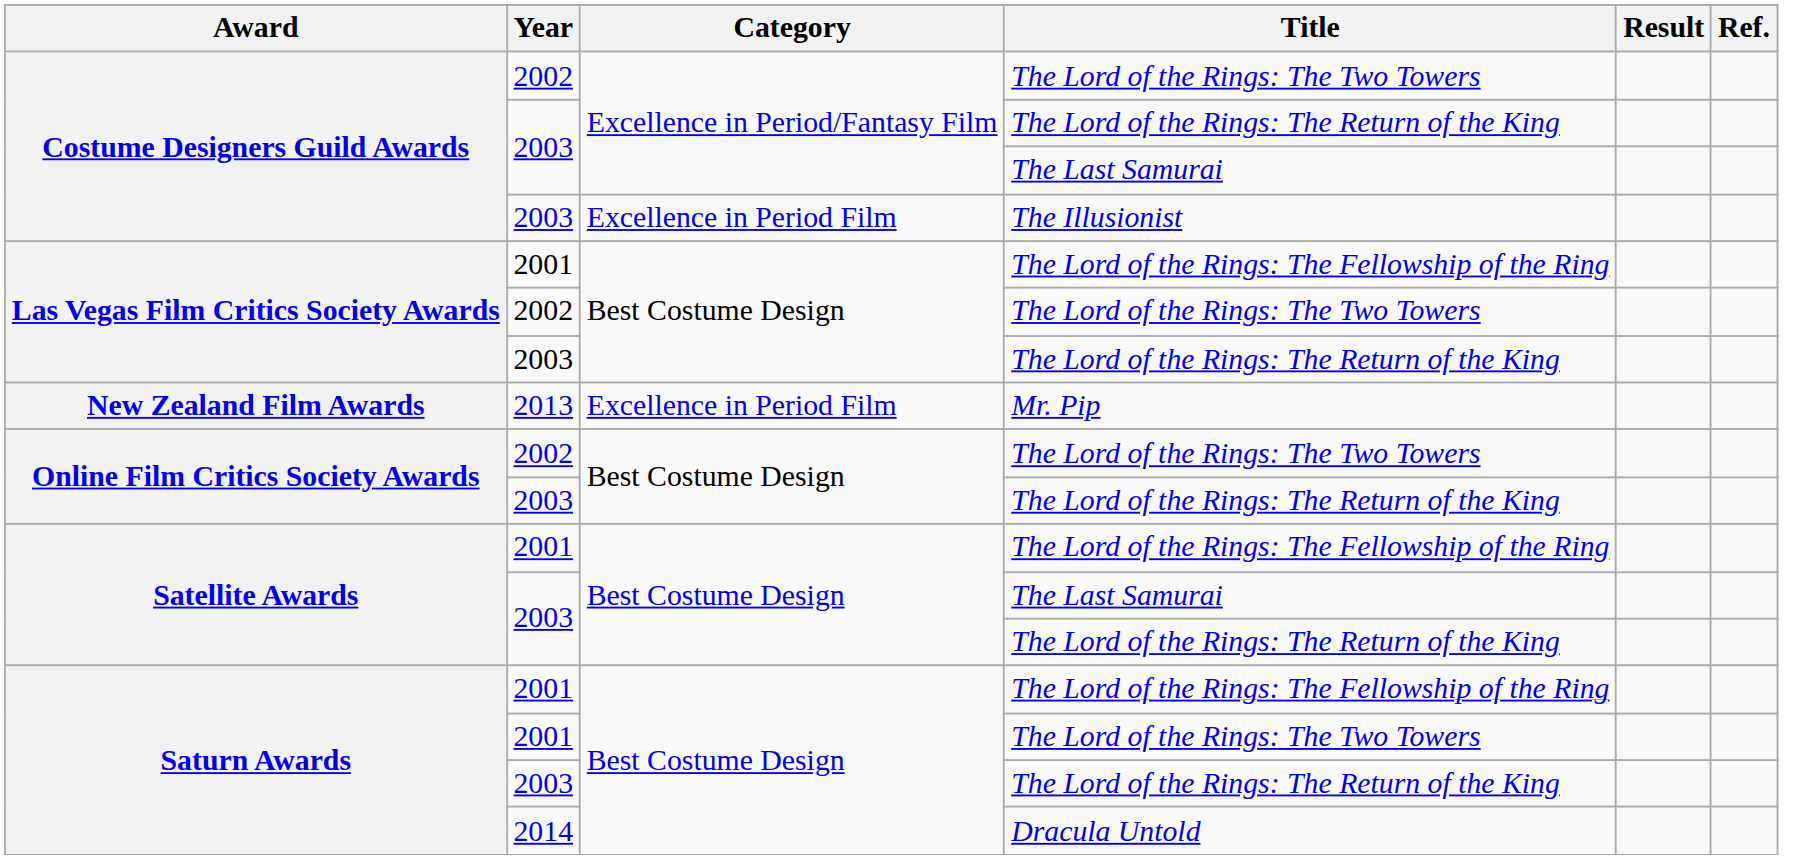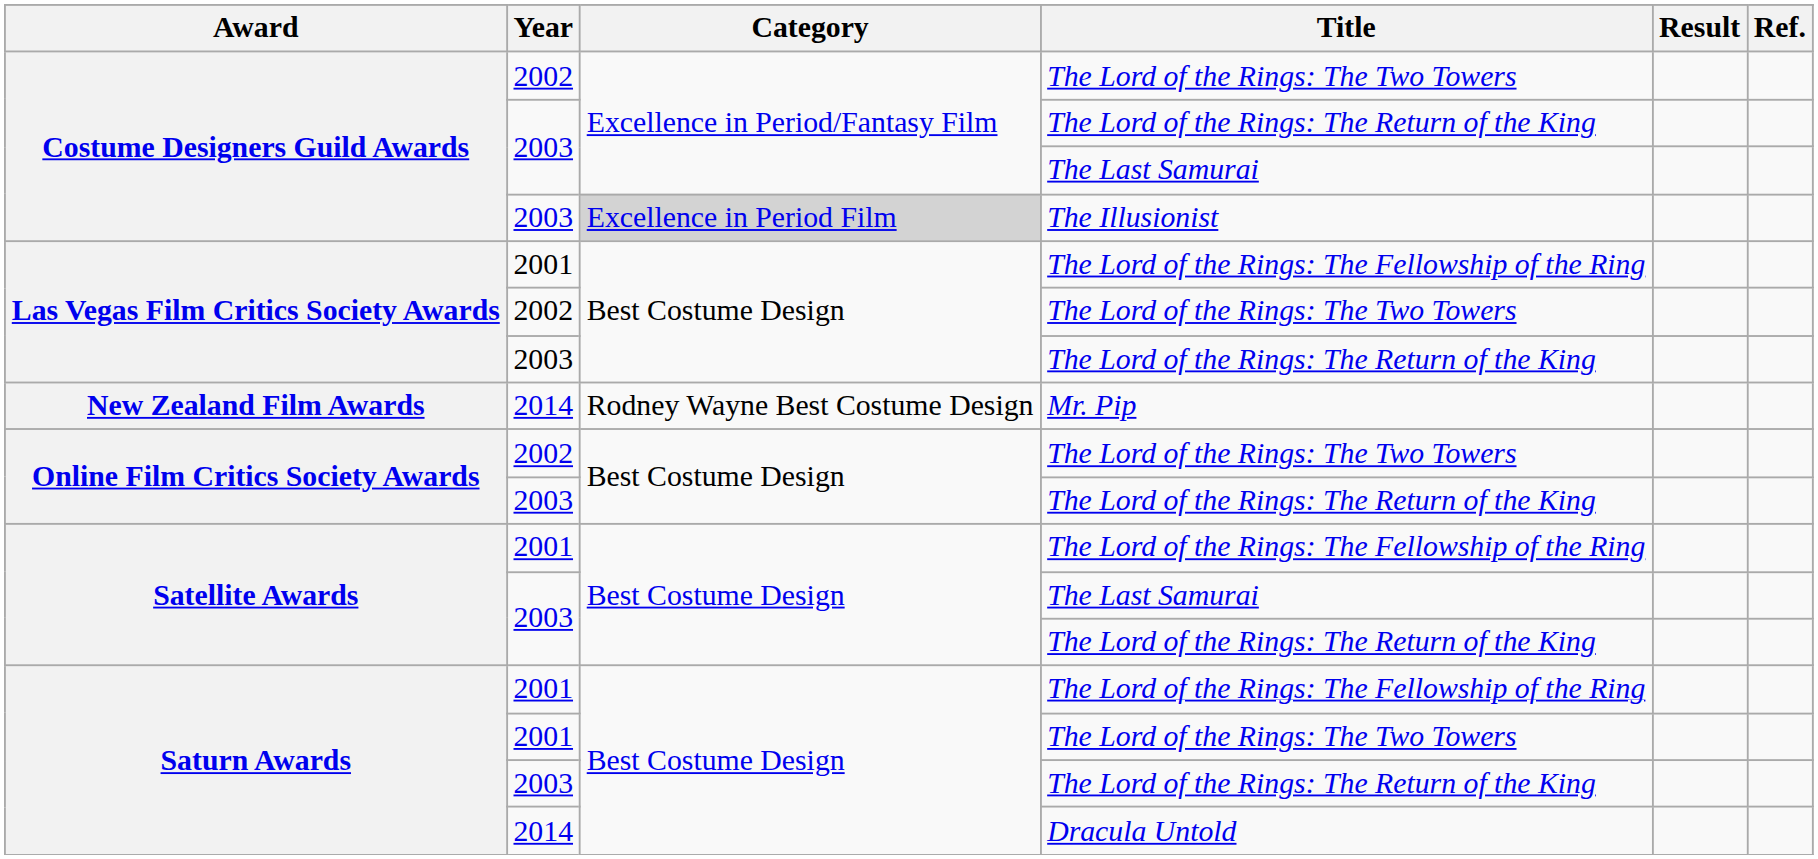(742, 216) no background -> (742, 216) lightgrey background
(543, 405) 2013 -> (543, 405) 2014
(742, 405) Excellence in Period Film -> (810, 405) Rodney Wayne Best Costume Design
